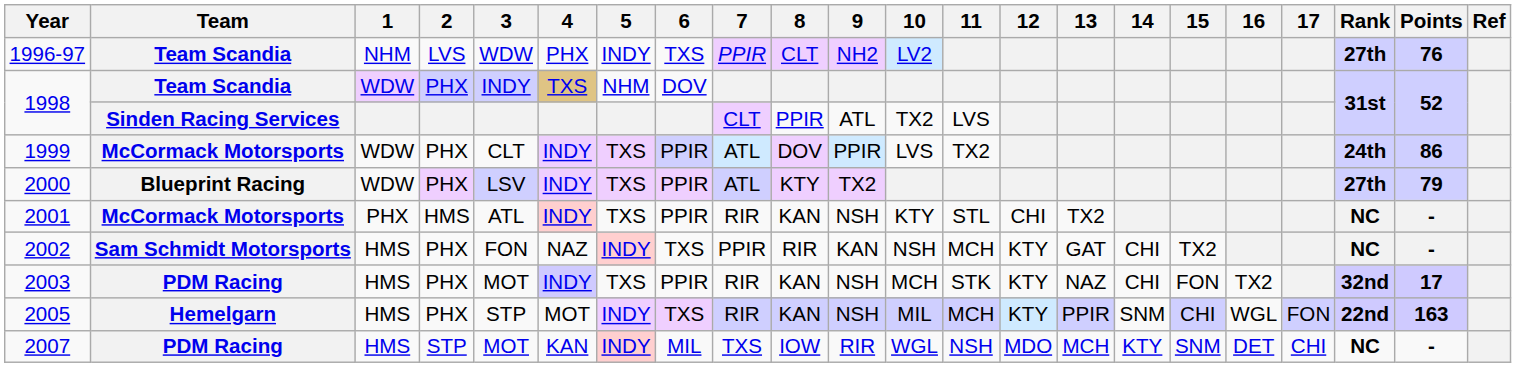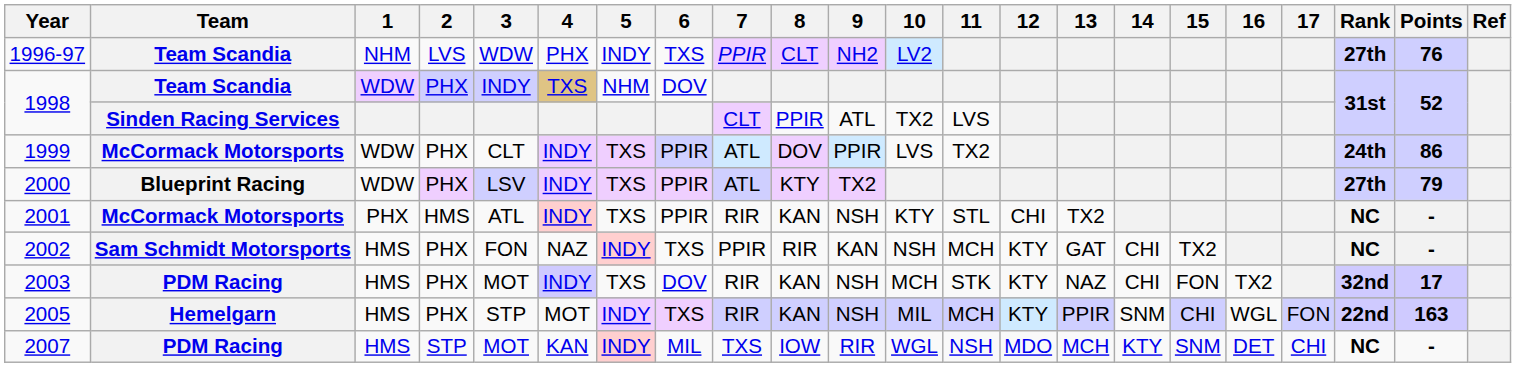(684, 282) PPIR -> (684, 282) DOV
